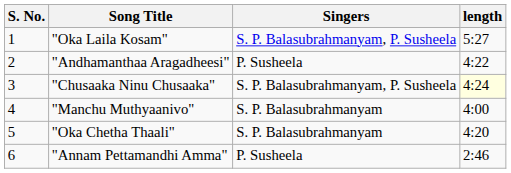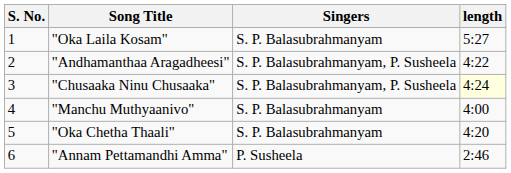(346, 39) S. P. Balasubrahmanyam, P. Susheela -> (309, 39) S. P. Balasubrahmanyam
(269, 62) P. Susheela -> (346, 62) S. P. Balasubrahmanyam, P. Susheela
